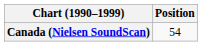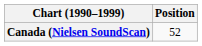(175, 31) 54 -> (175, 31) 52
